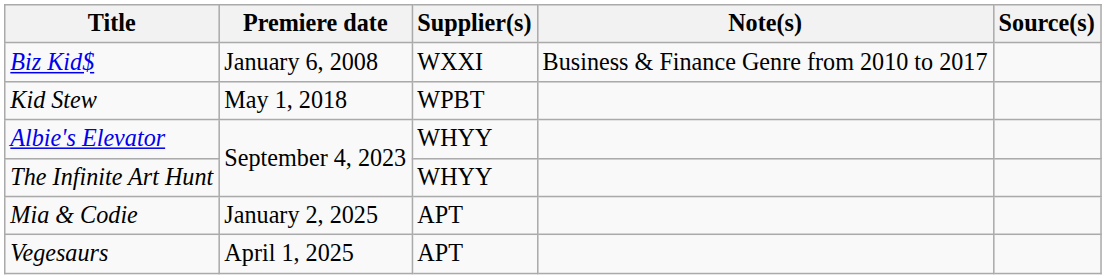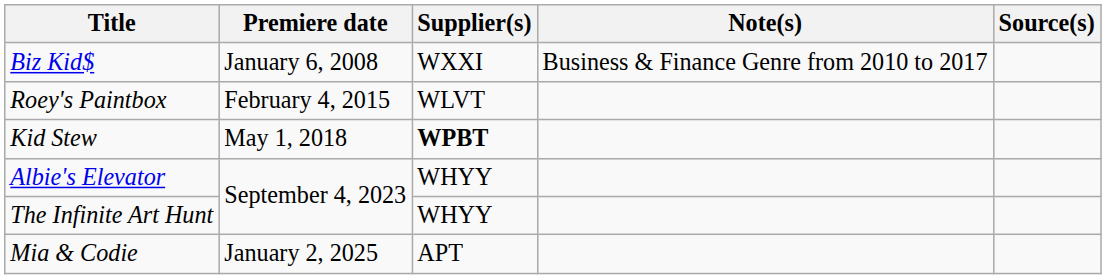+ row: (88, 100)
(451, 100) normal -> (453, 138) bold
- row: (59, 253)
